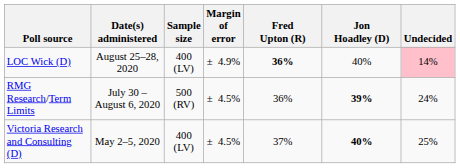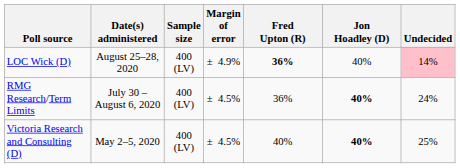(184, 99) 500 (RV) -> (184, 99) 400 (LV)
(362, 99) 39% -> (362, 99) 40%
(283, 141) 37% -> (283, 141) 40%
